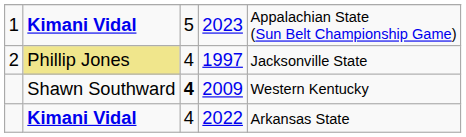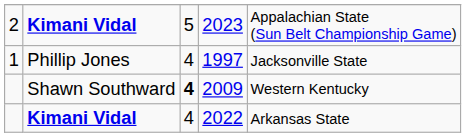(14, 25) 1 -> (14, 25) 2
(14, 60) 2 -> (14, 60) 1
(79, 60) khaki background -> (79, 60) no background
